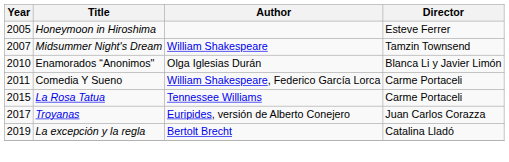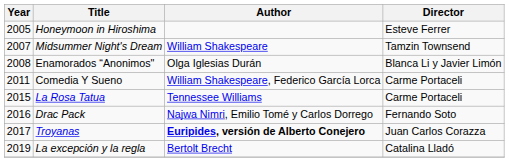(19, 64) 2010 -> (19, 64) 2008
+ row: (60, 115)
(259, 115) normal -> (266, 132) bold
